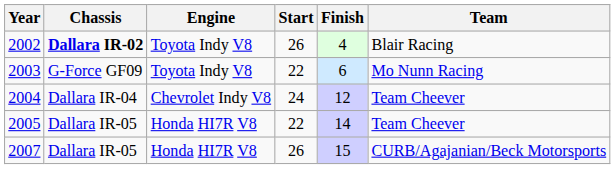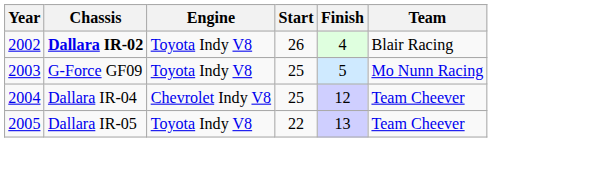(296, 71) 22 -> (296, 71) 25
(342, 71) 6 -> (342, 71) 5
(296, 97) 24 -> (296, 97) 25
(204, 124) Honda HI7R V8 -> (201, 124) Toyota Indy V8
(342, 124) 14 -> (342, 124) 13
- row: (24, 150)
